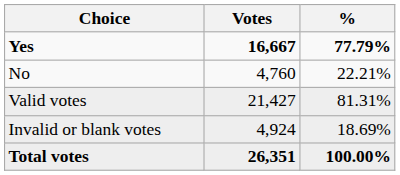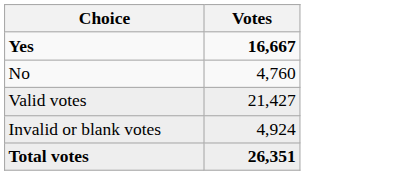- column: (347, 18)
